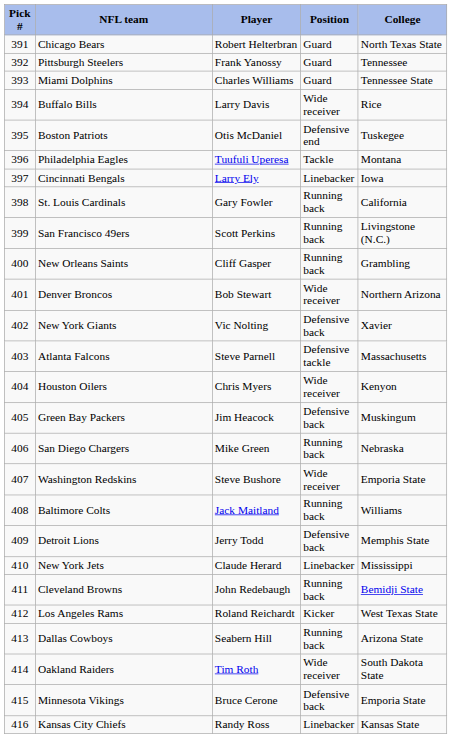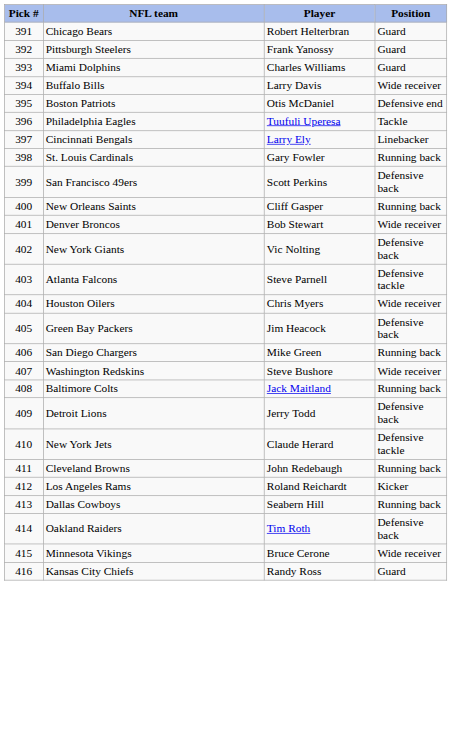- column: (402, 19)
(323, 233) Running back -> (400, 182) Defensive back
(329, 565) Linebacker -> (400, 444) Defensive tackle
(322, 669) Wide receiver -> (400, 528) Defensive back
(326, 700) Defensive back -> (409, 553) Wide receiver
(329, 724) Linebacker -> (392, 571) Guard
